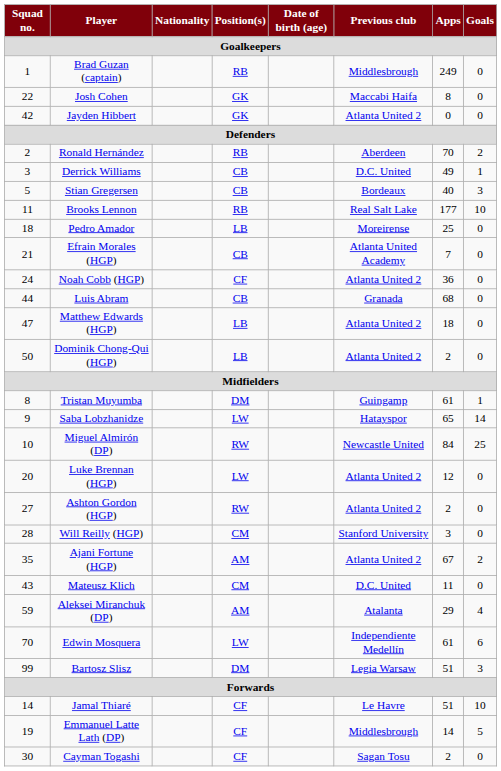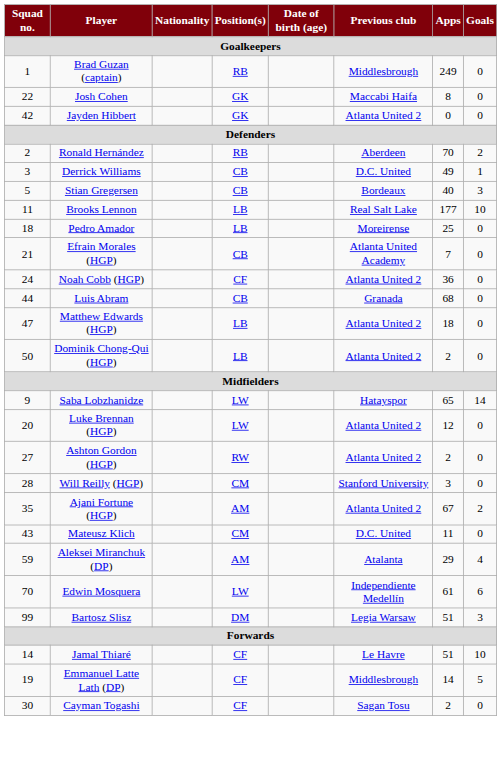(240, 209) RB -> (240, 209) LB
- row: (101, 400)
- row: (101, 444)
